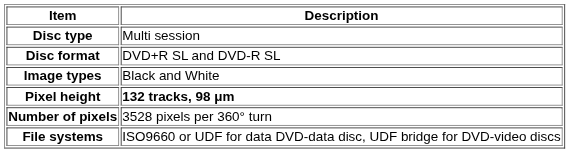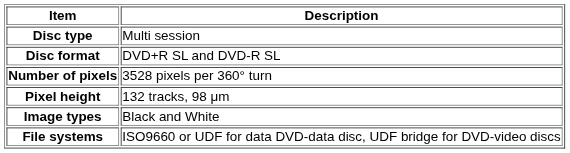rows swapped: (63, 76) <-> (63, 116)
(178, 96) bold -> (176, 96) normal
